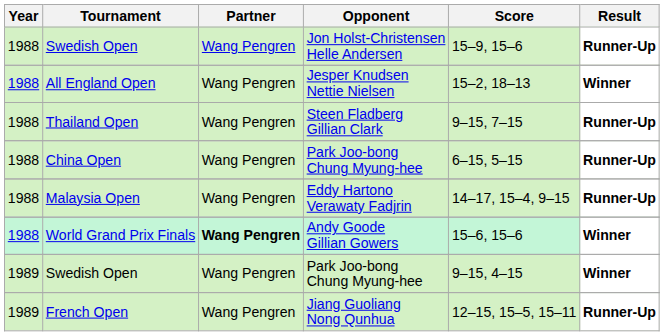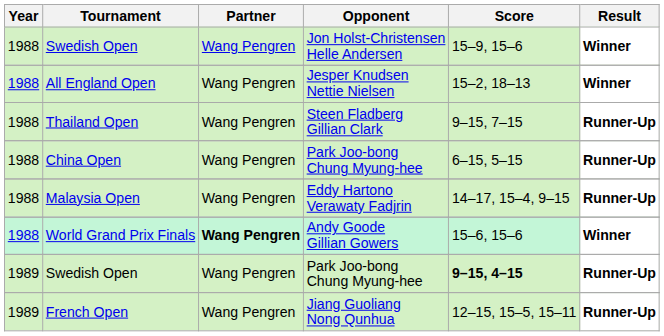(620, 46) Runner-Up -> (607, 46) Winner
(487, 274) normal -> (487, 274) bold
(607, 274) Winner -> (620, 274) Runner-Up
